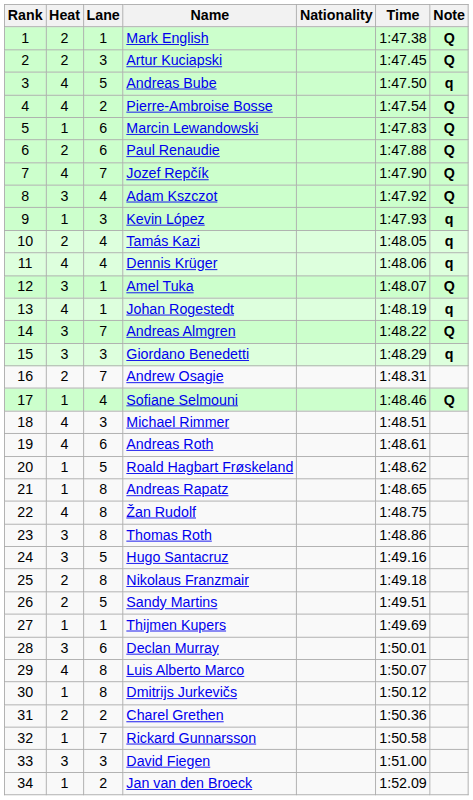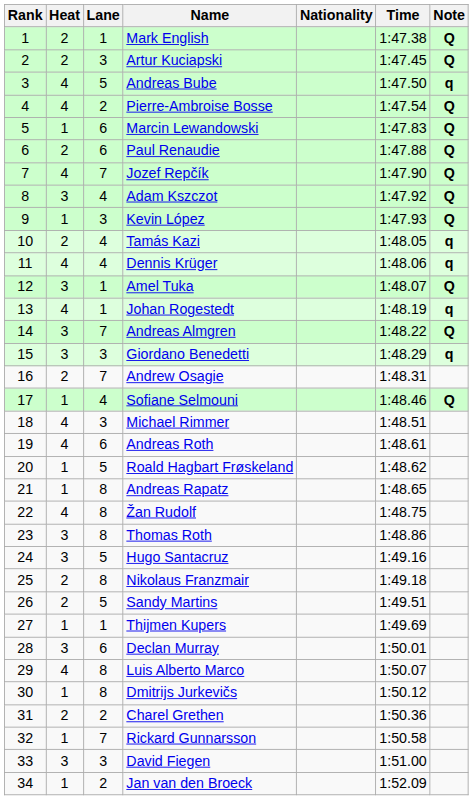(449, 219) q -> (449, 219) Q
